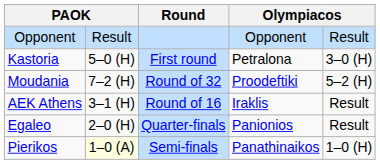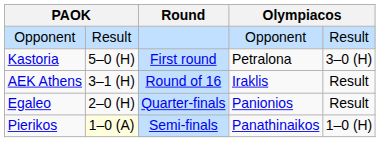- row: (38, 81)
